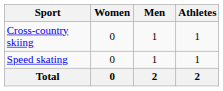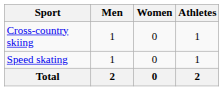columns swapped: (155, 13) <-> (112, 13)
